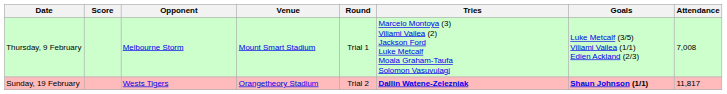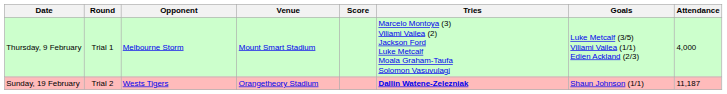columns swapped: (358, 11) <-> (102, 11)
(686, 47) 7,008 -> (686, 47) 4,000
(609, 83) bold -> (607, 83) normal
(688, 83) 11,817 -> (688, 83) 11,187
